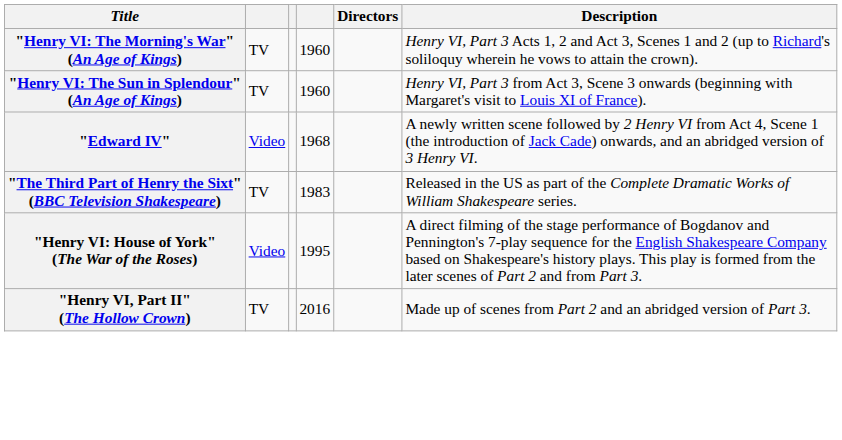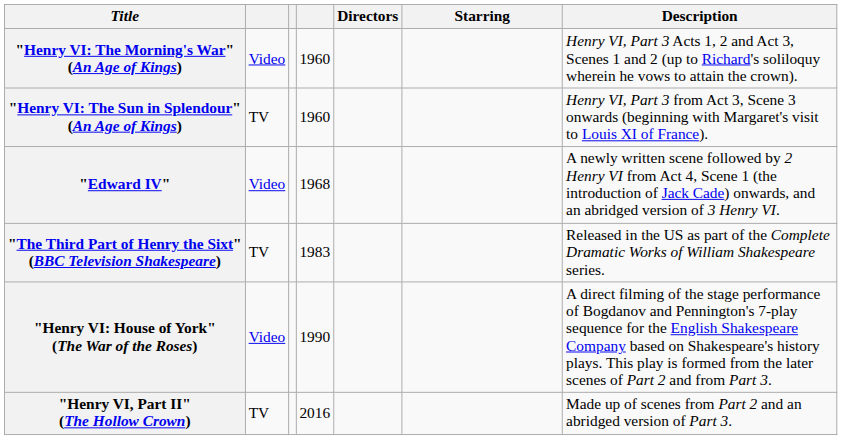+ column: (482, 16)
(259, 49) TV -> (267, 58) Video
(315, 250) 1995 -> (315, 337) 1990
